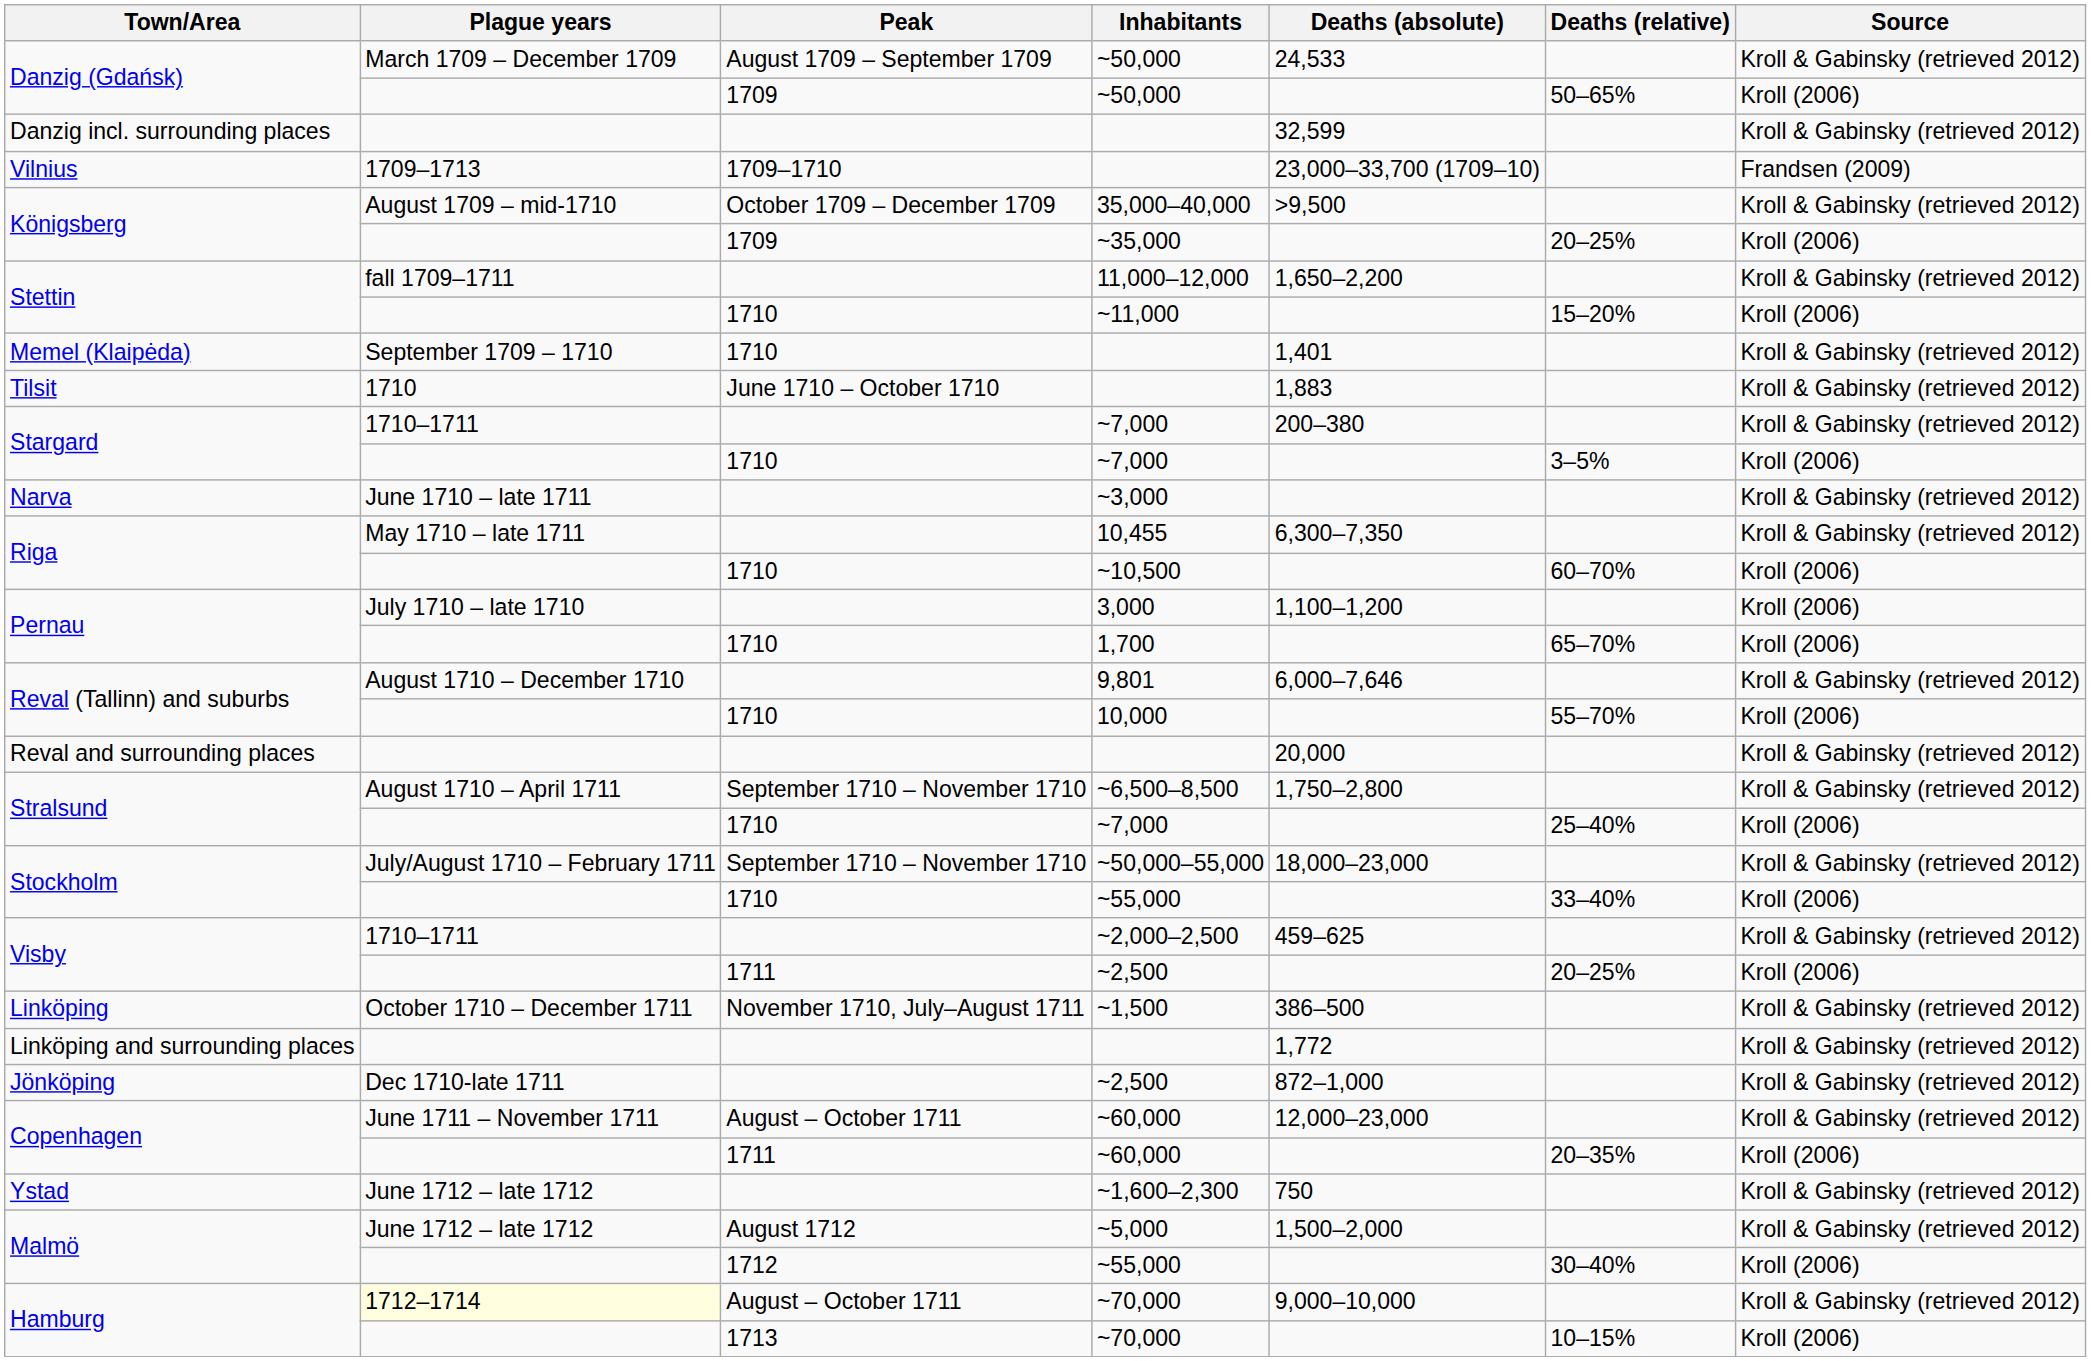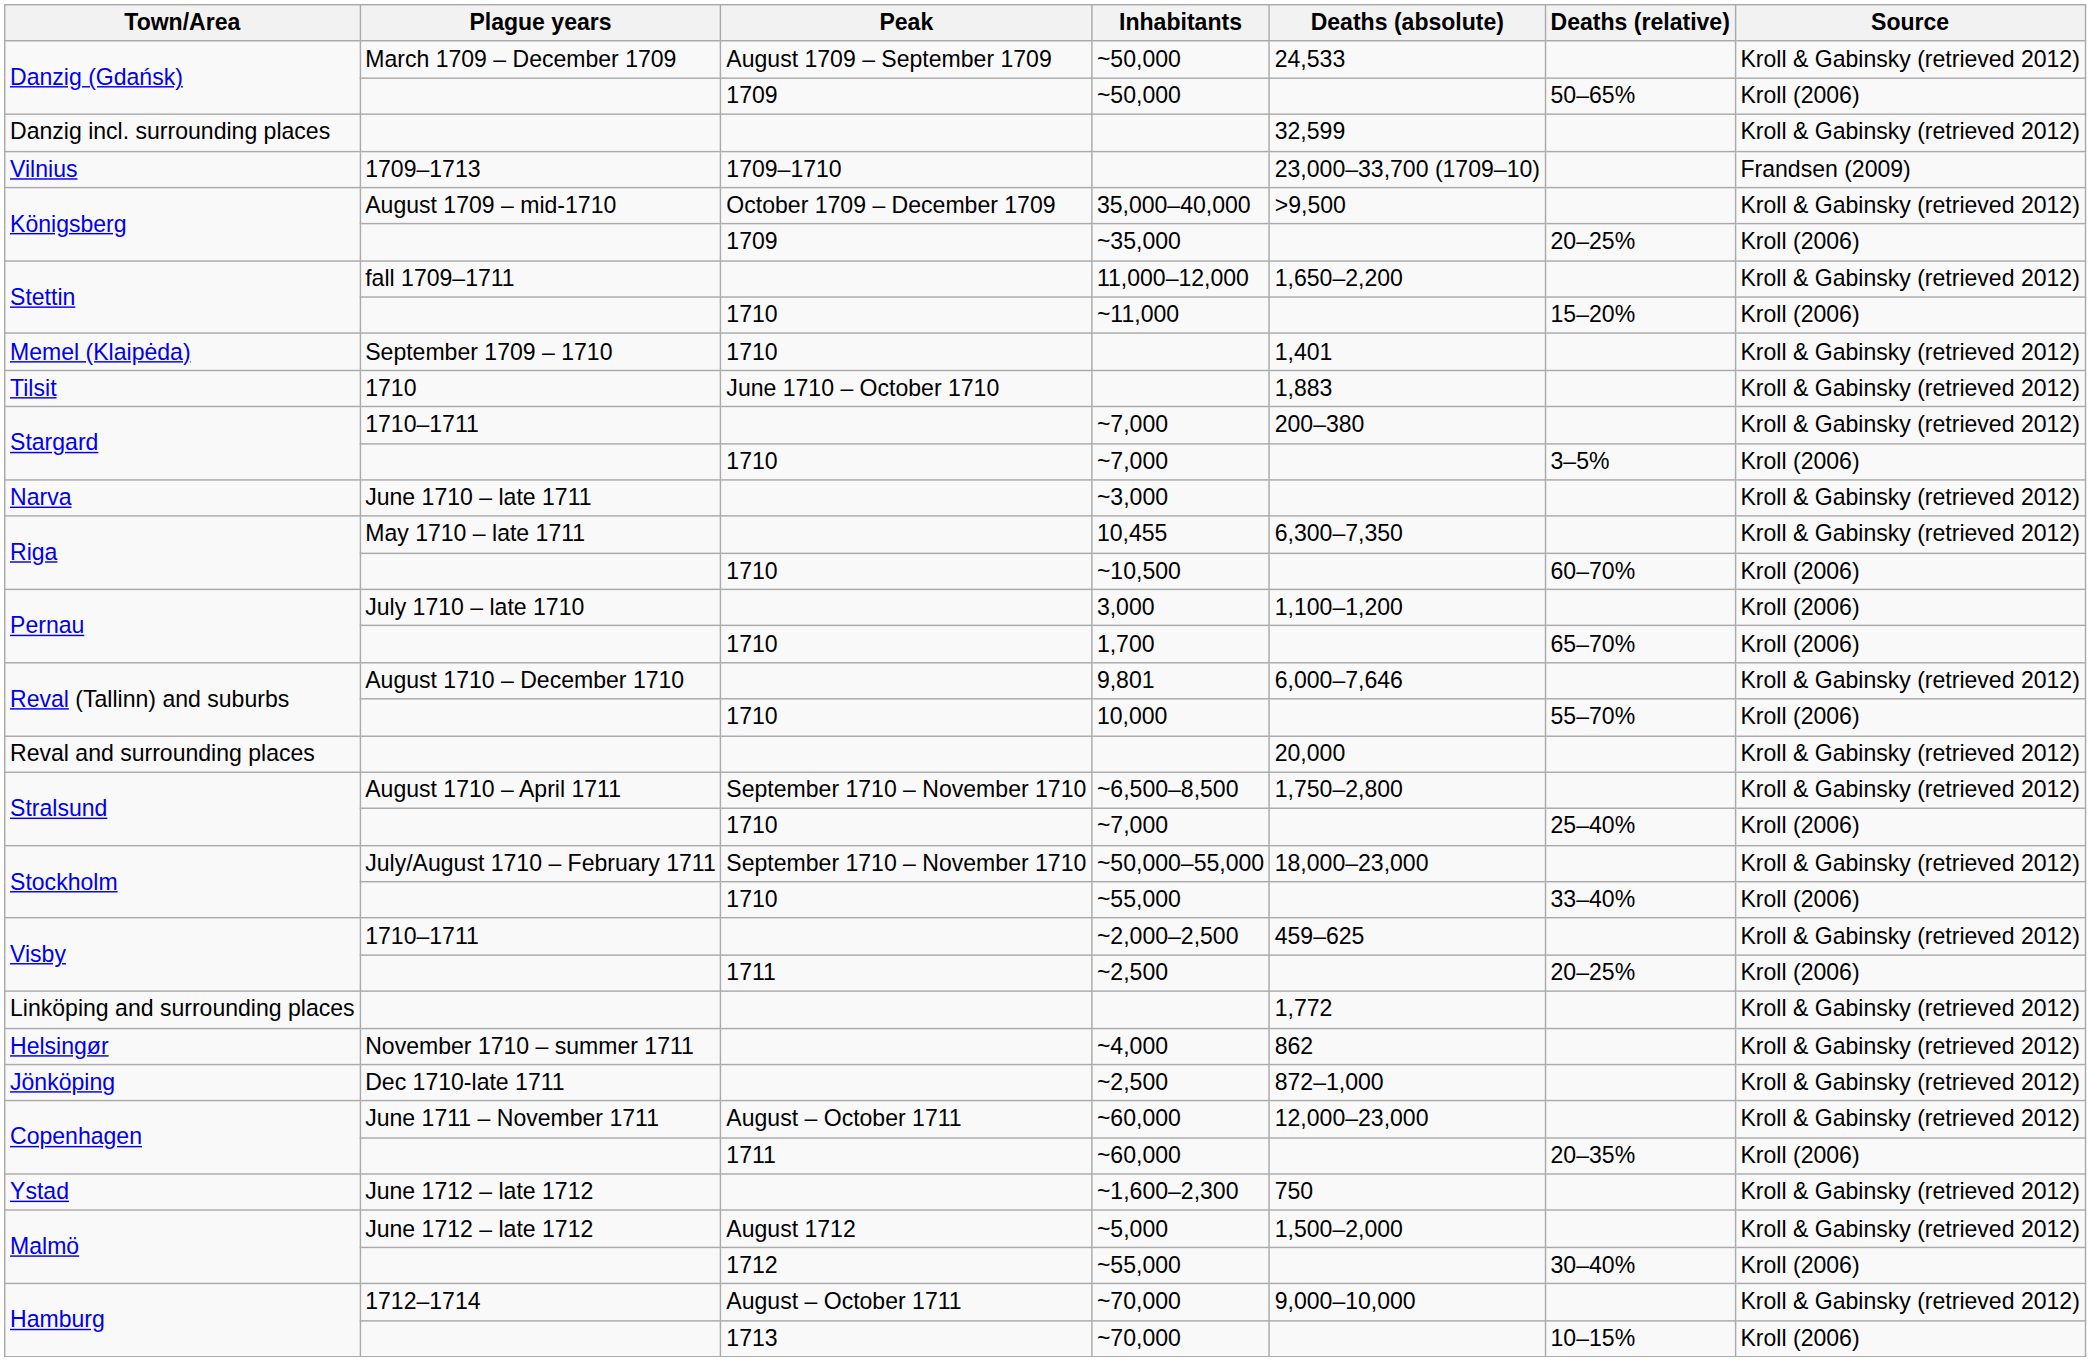- row: (905, 1009)
+ row: (906, 1046)
(423, 1301) lightyellow background -> (423, 1301) no background
